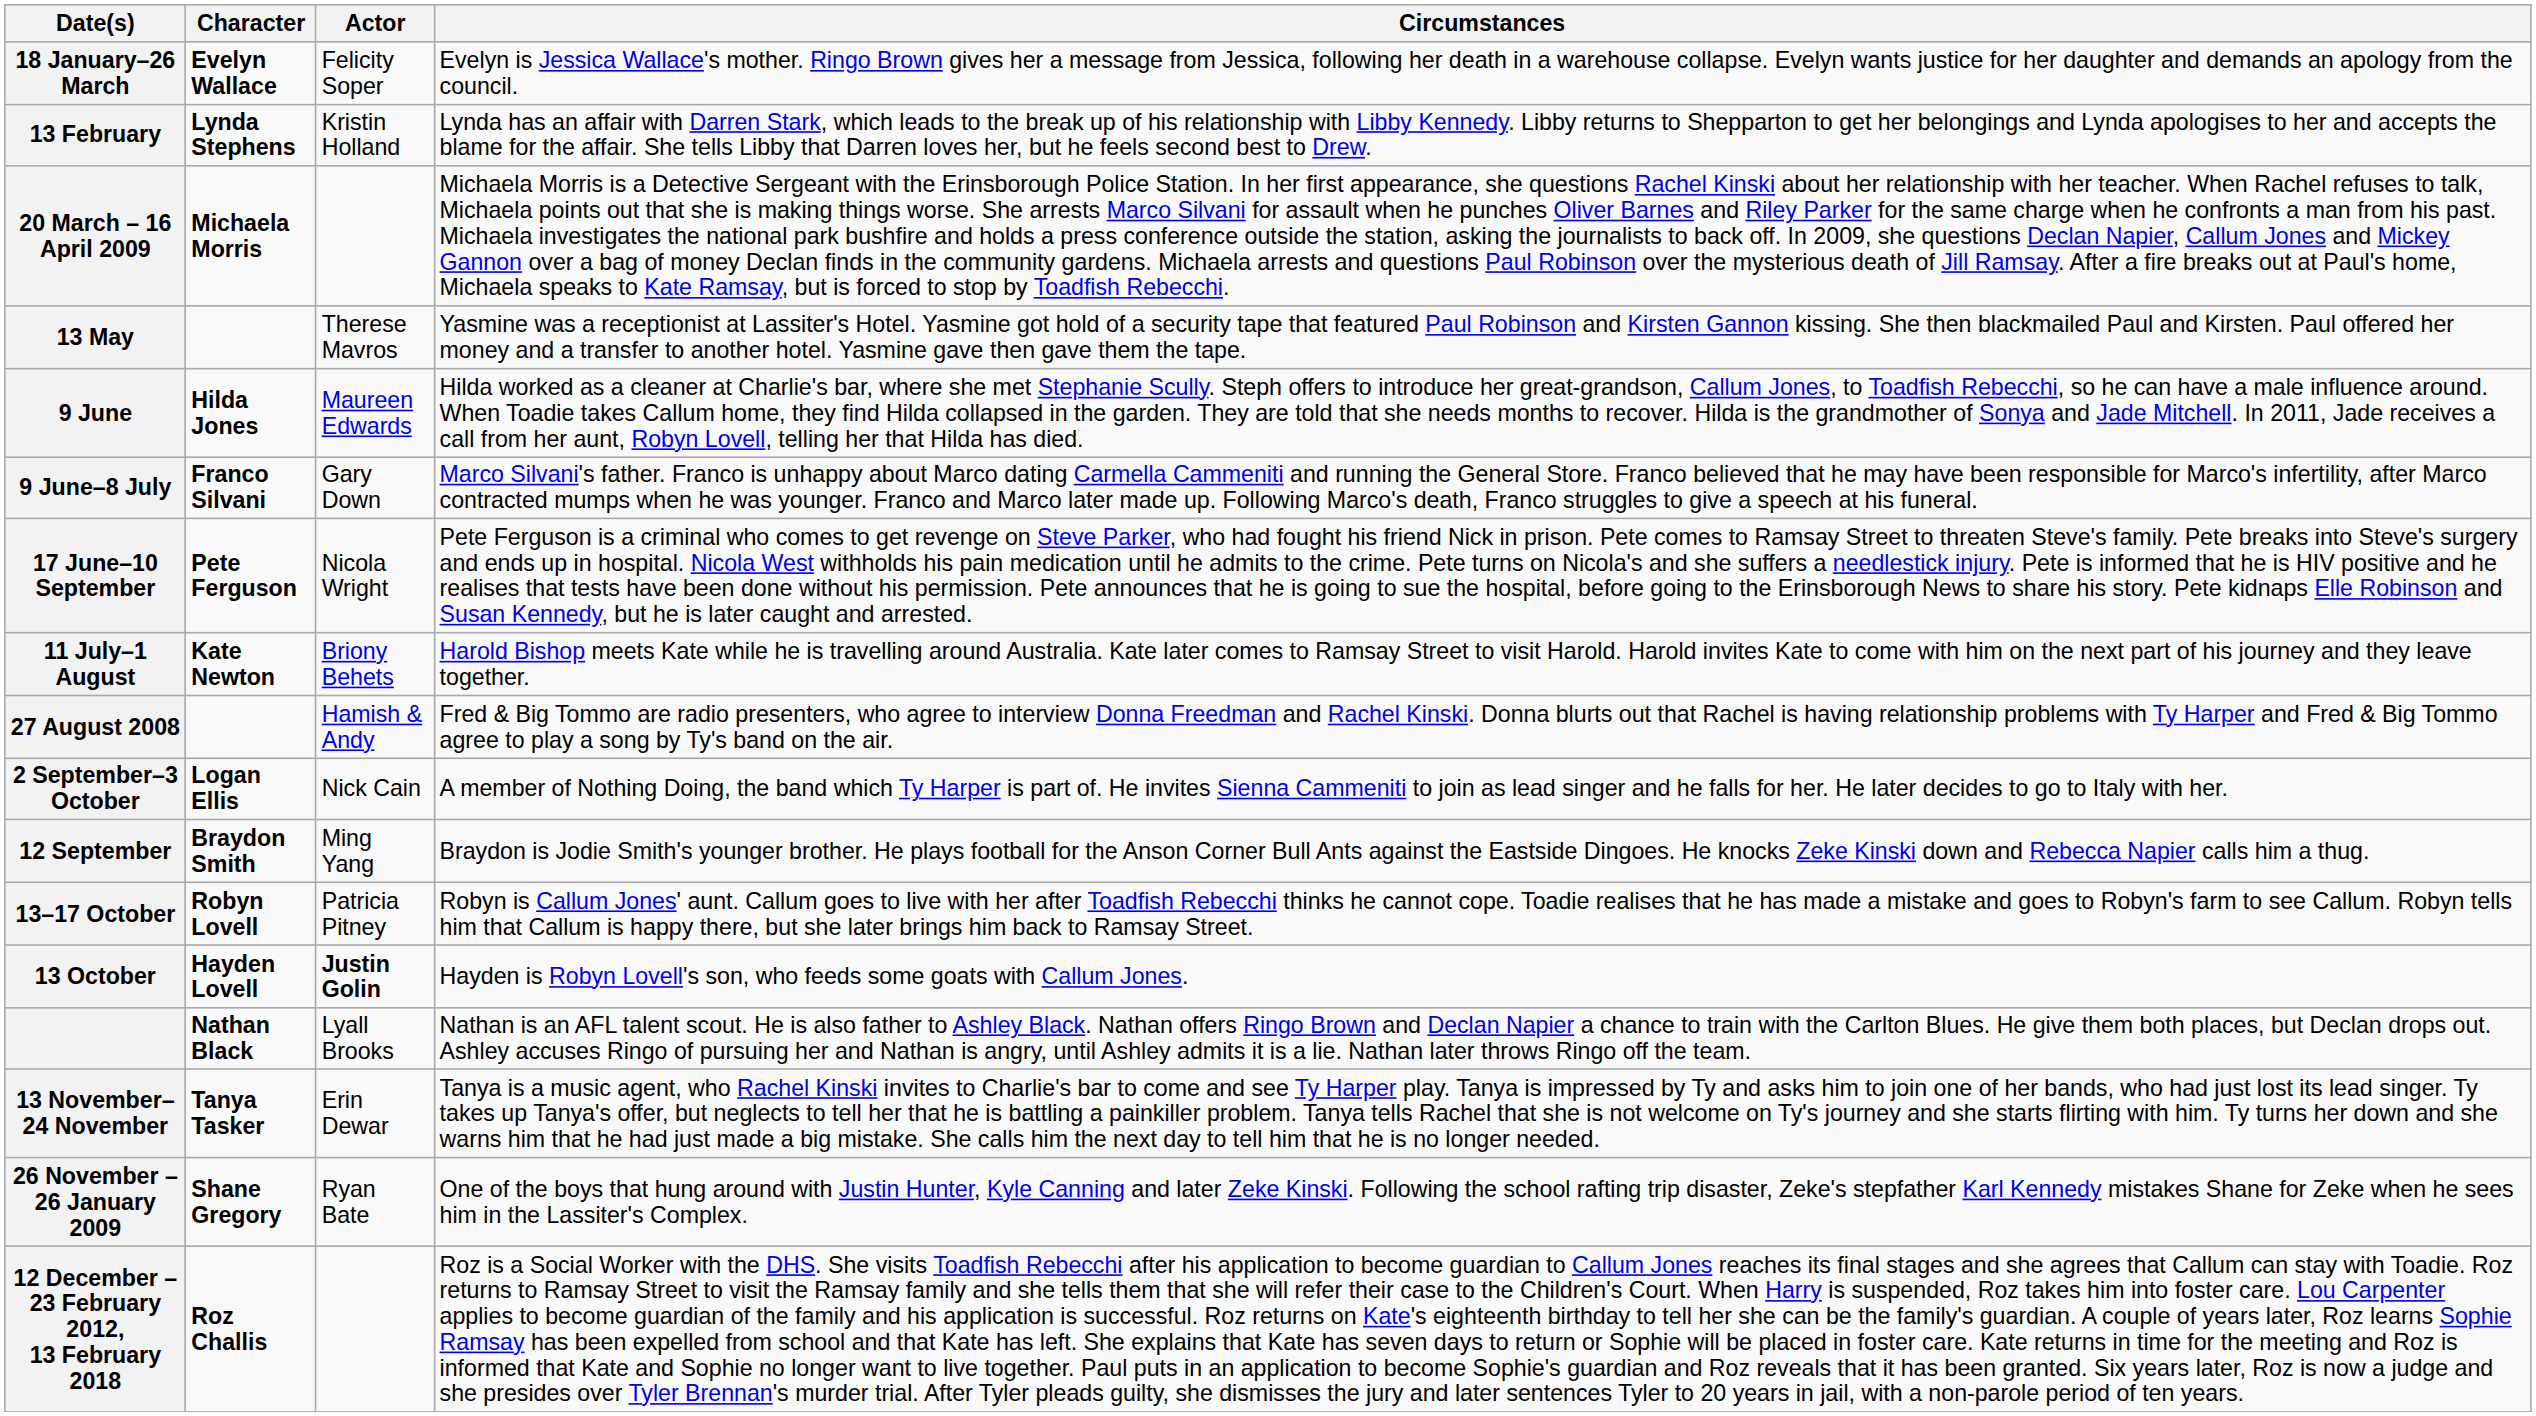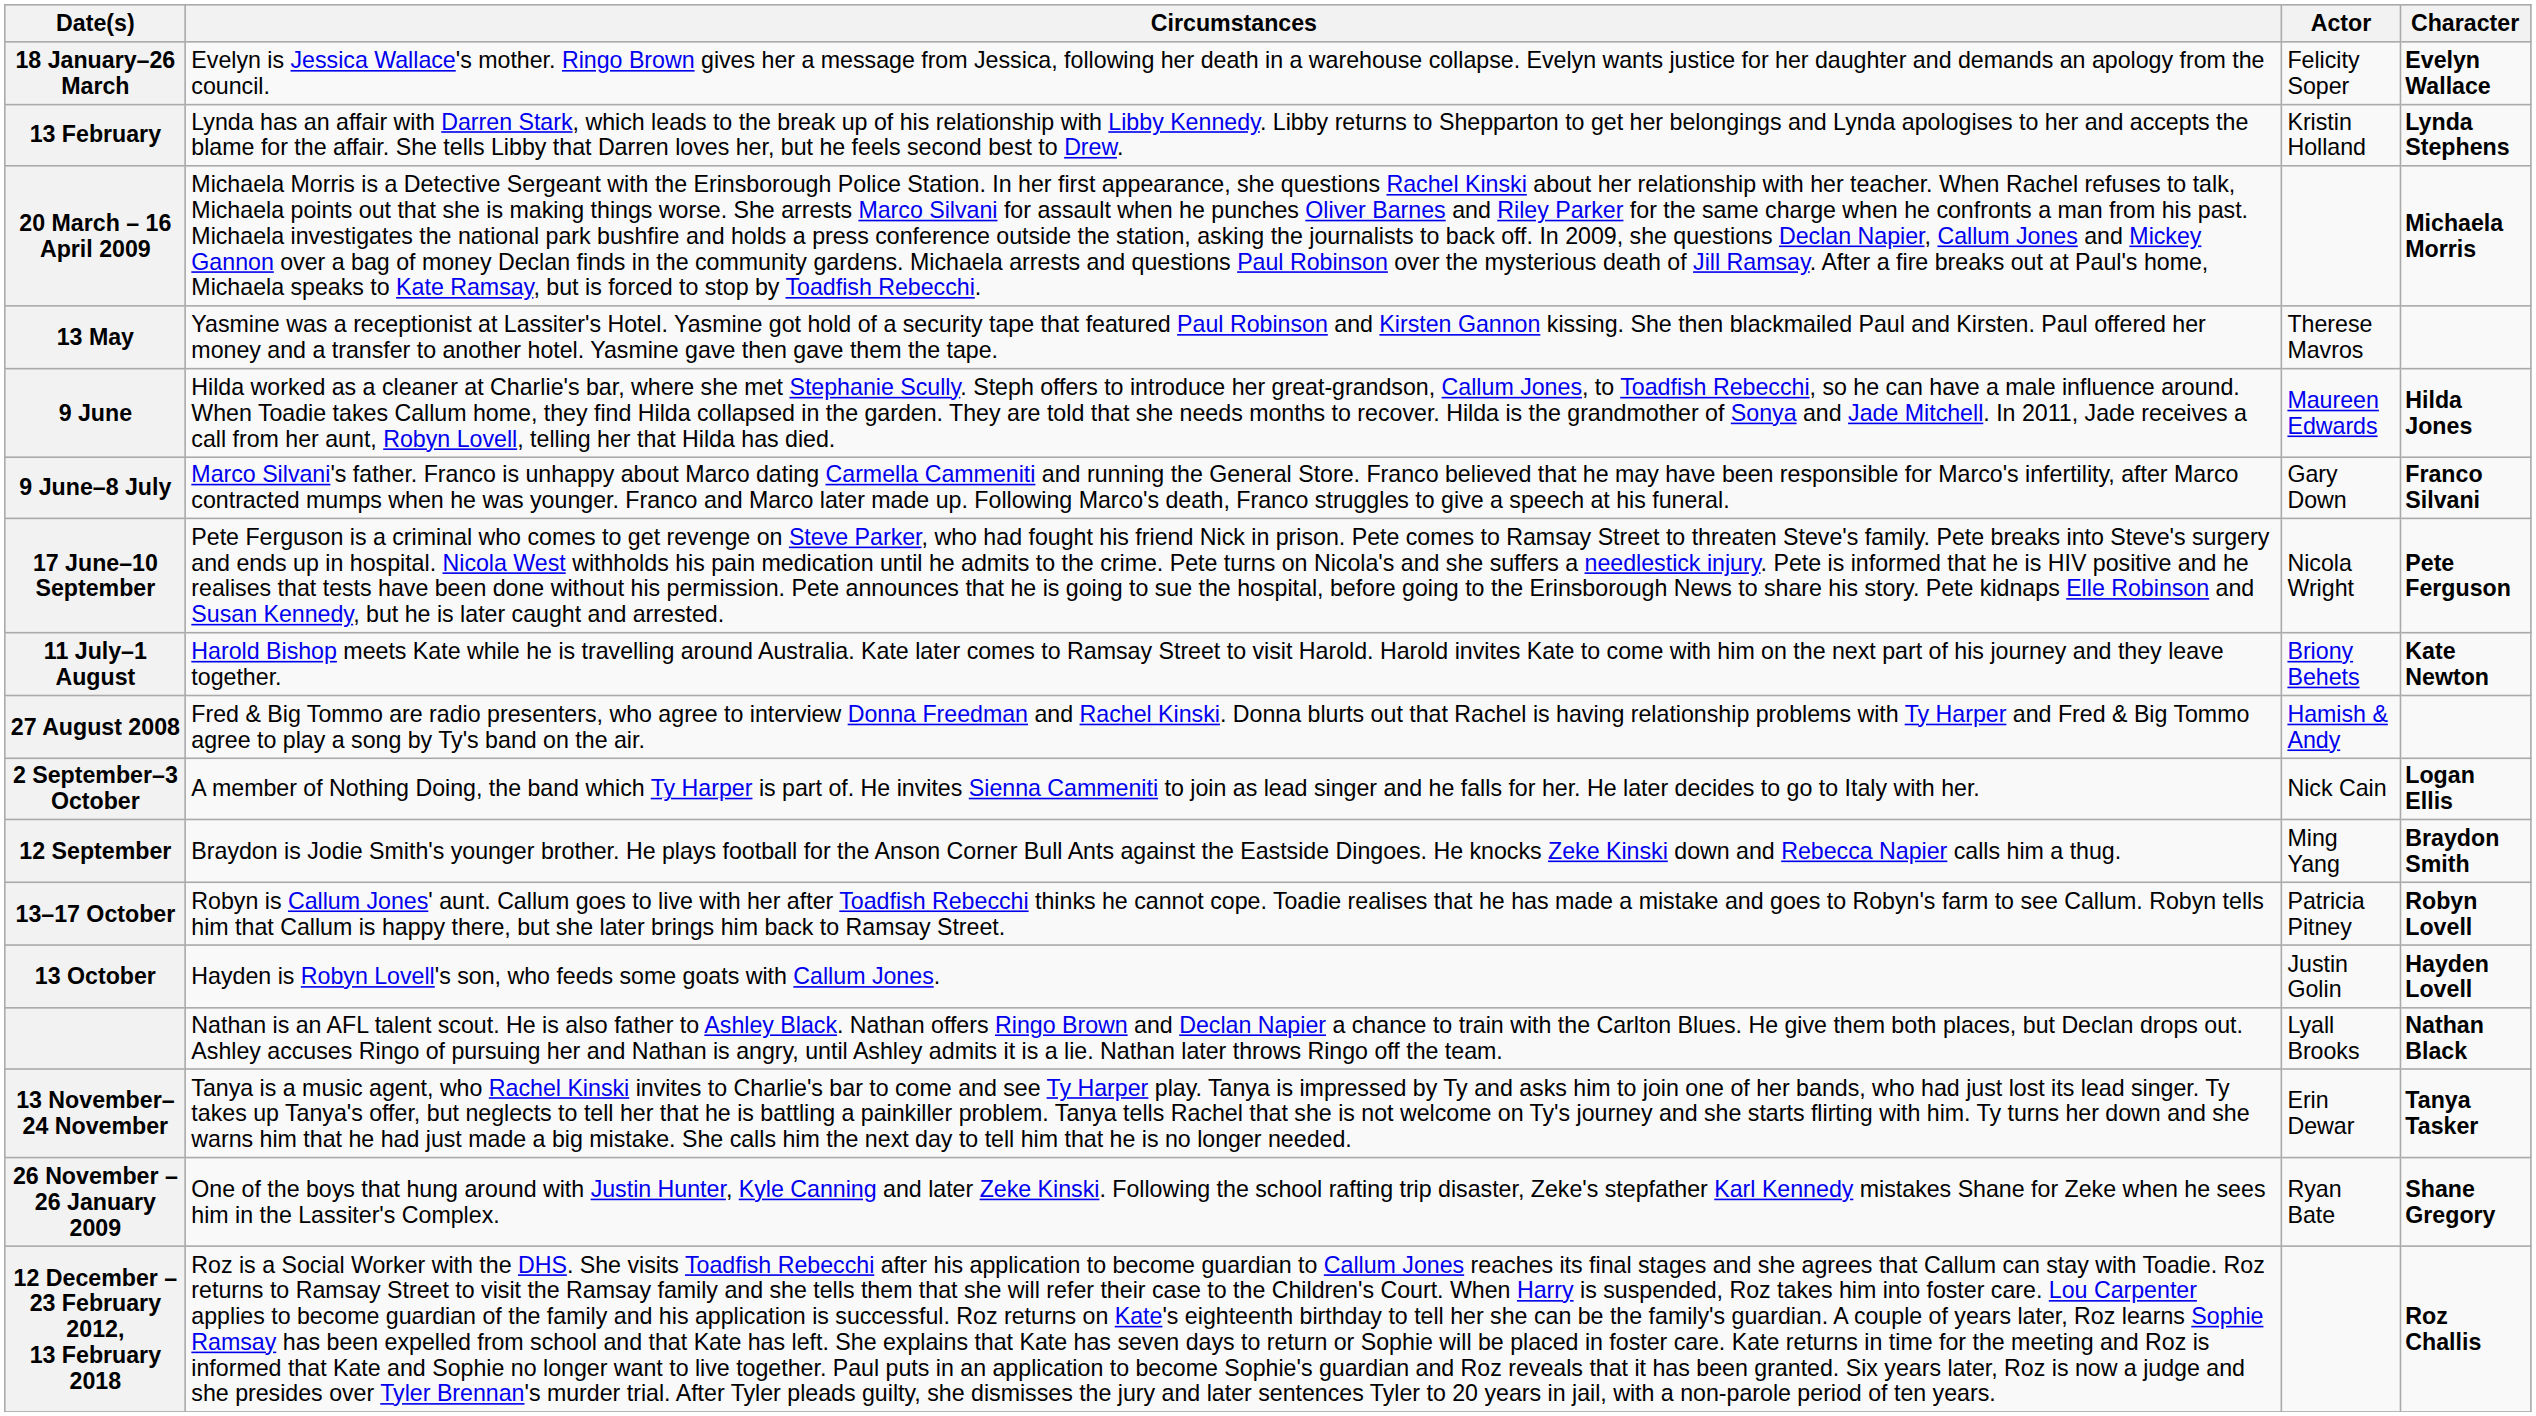columns swapped: (251, 24) <-> (1482, 24)
(356, 976) bold -> (2318, 976) normal
